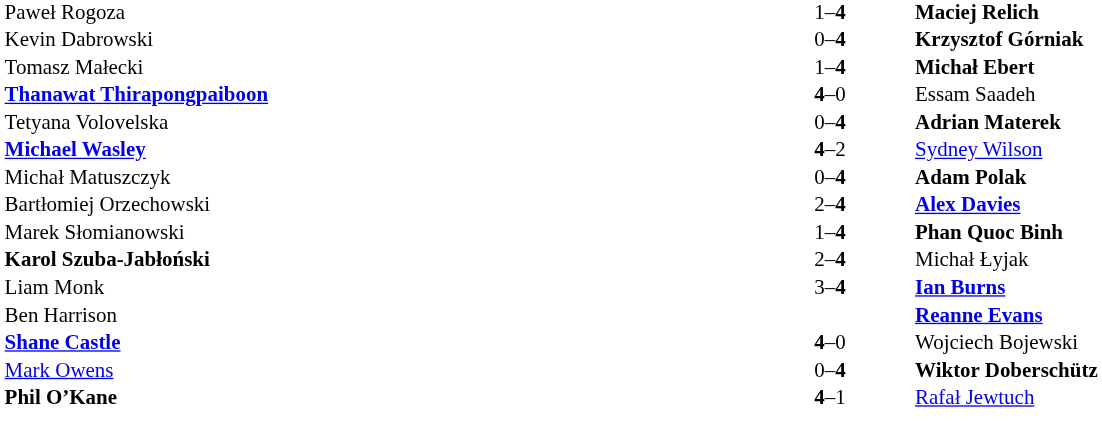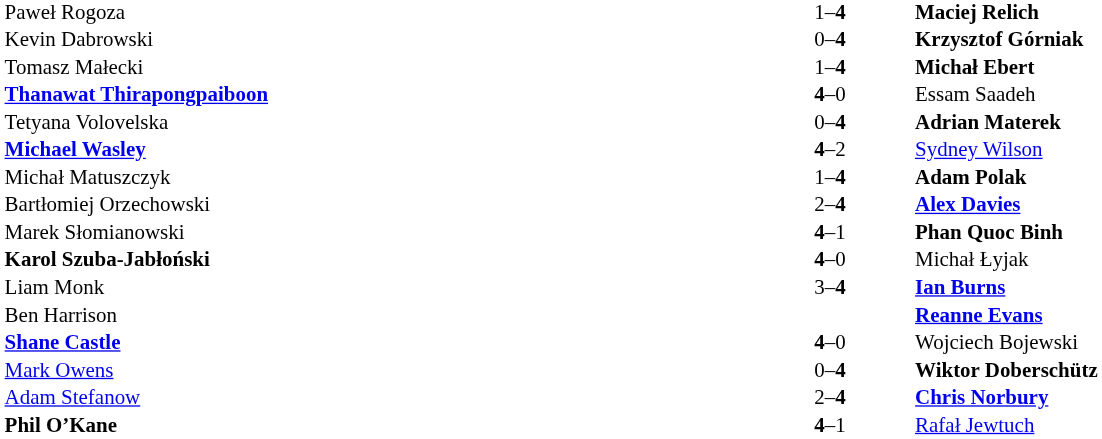(830, 177) 0–4 -> (830, 177) 1–4
(830, 232) 1–4 -> (830, 232) 4–1
(830, 259) 2–4 -> (830, 259) 4–0
+ row: (72, 397)
